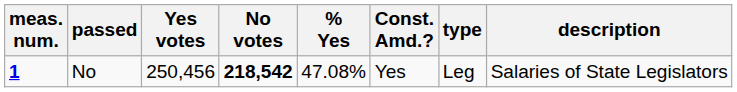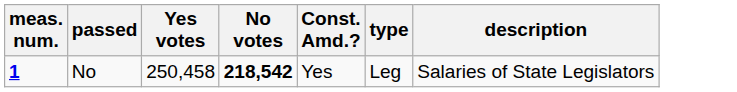- column: (334, 30)
(181, 71) 250,456 -> (181, 71) 250,458
